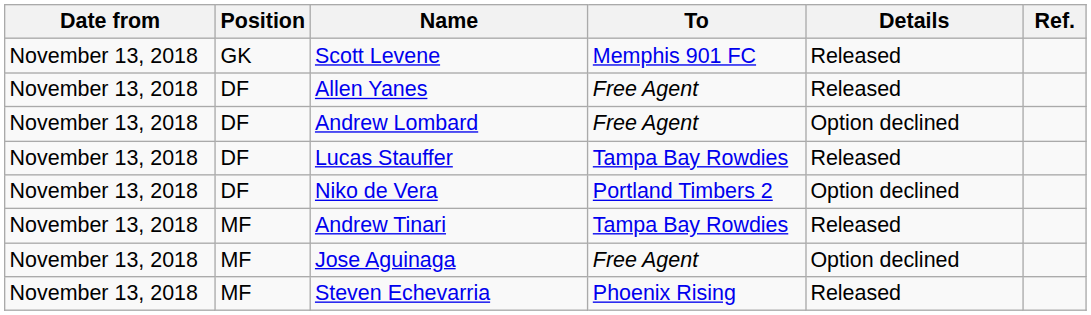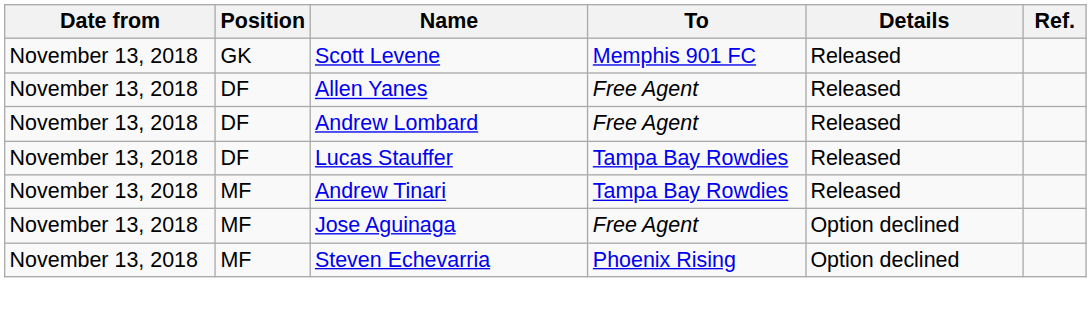(885, 123) Option declined -> (856, 123) Released
- row: (376, 191)
(856, 293) Released -> (885, 259) Option declined
